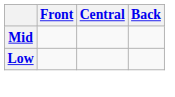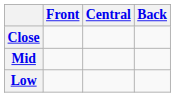+ row: (24, 37)
